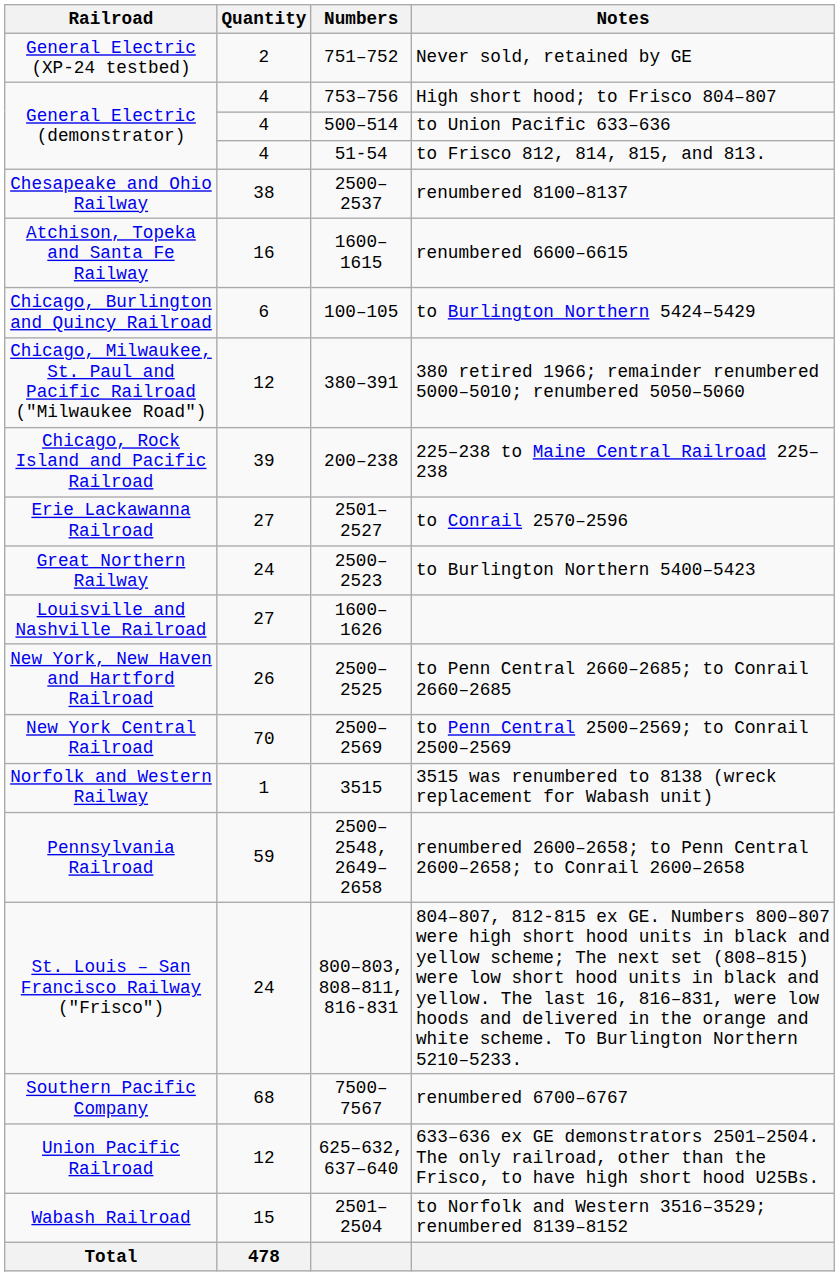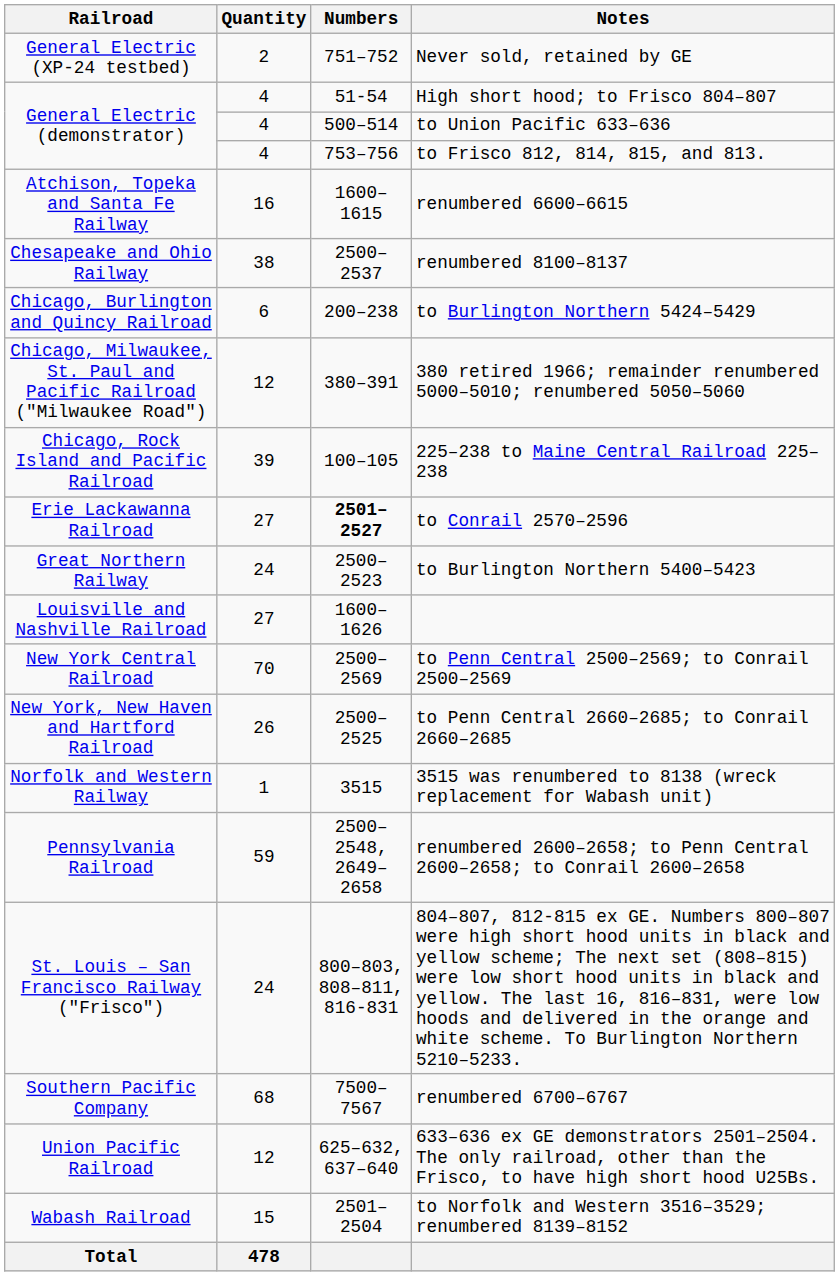(361, 97) 753–756 -> (361, 97) 51-54
(361, 155) 51-54 -> (361, 155) 753–756
rows swapped: (111, 253) <-> (111, 194)
(361, 313) 100–105 -> (361, 313) 200–238
(361, 462) 200–238 -> (361, 462) 100–105
(361, 521) normal -> (361, 521) bold
rows swapped: (111, 739) <-> (111, 679)
